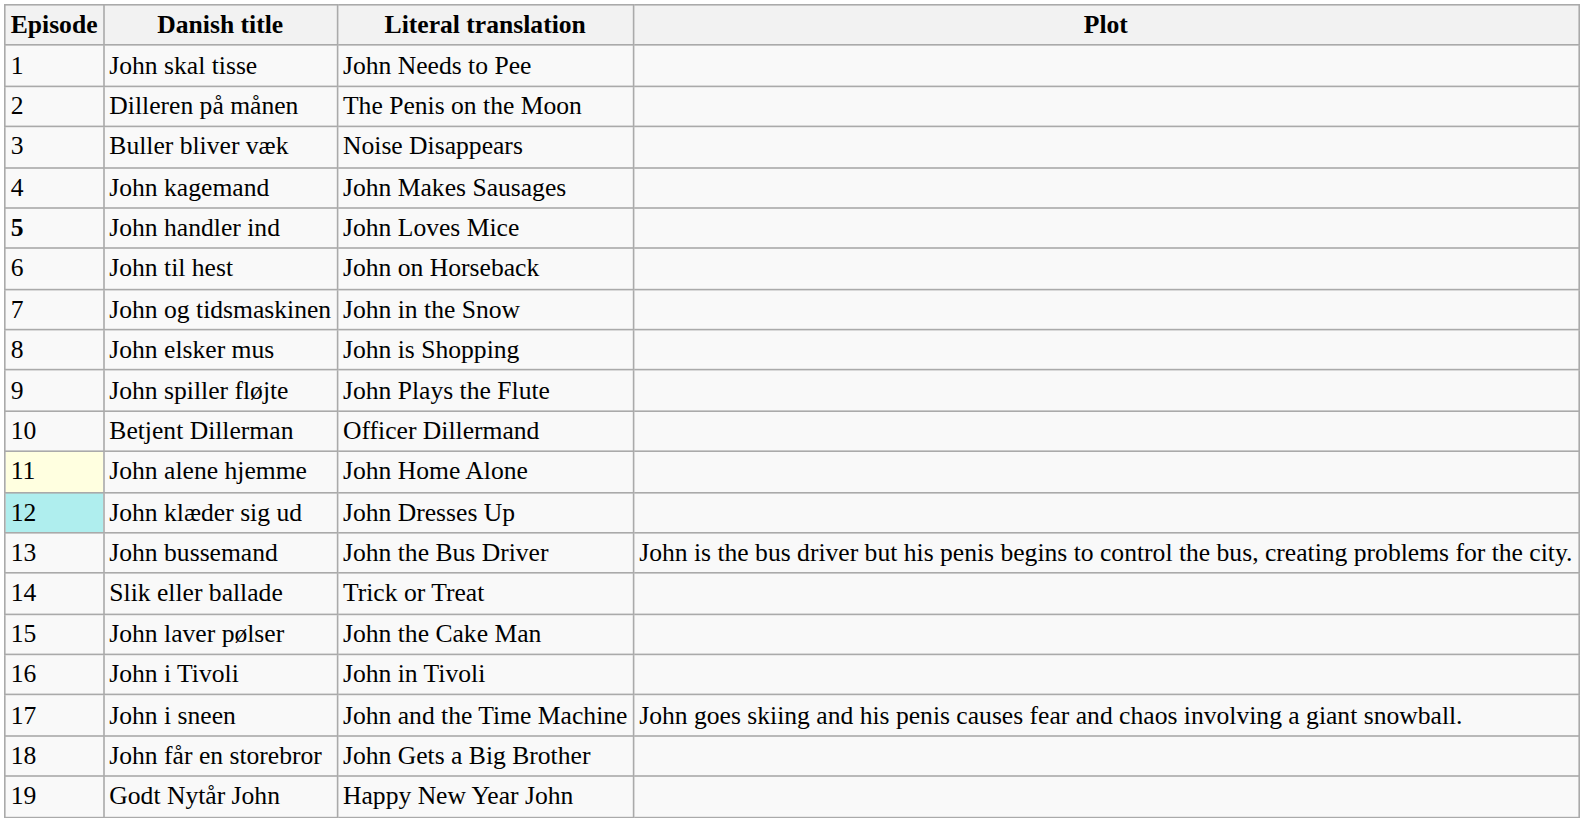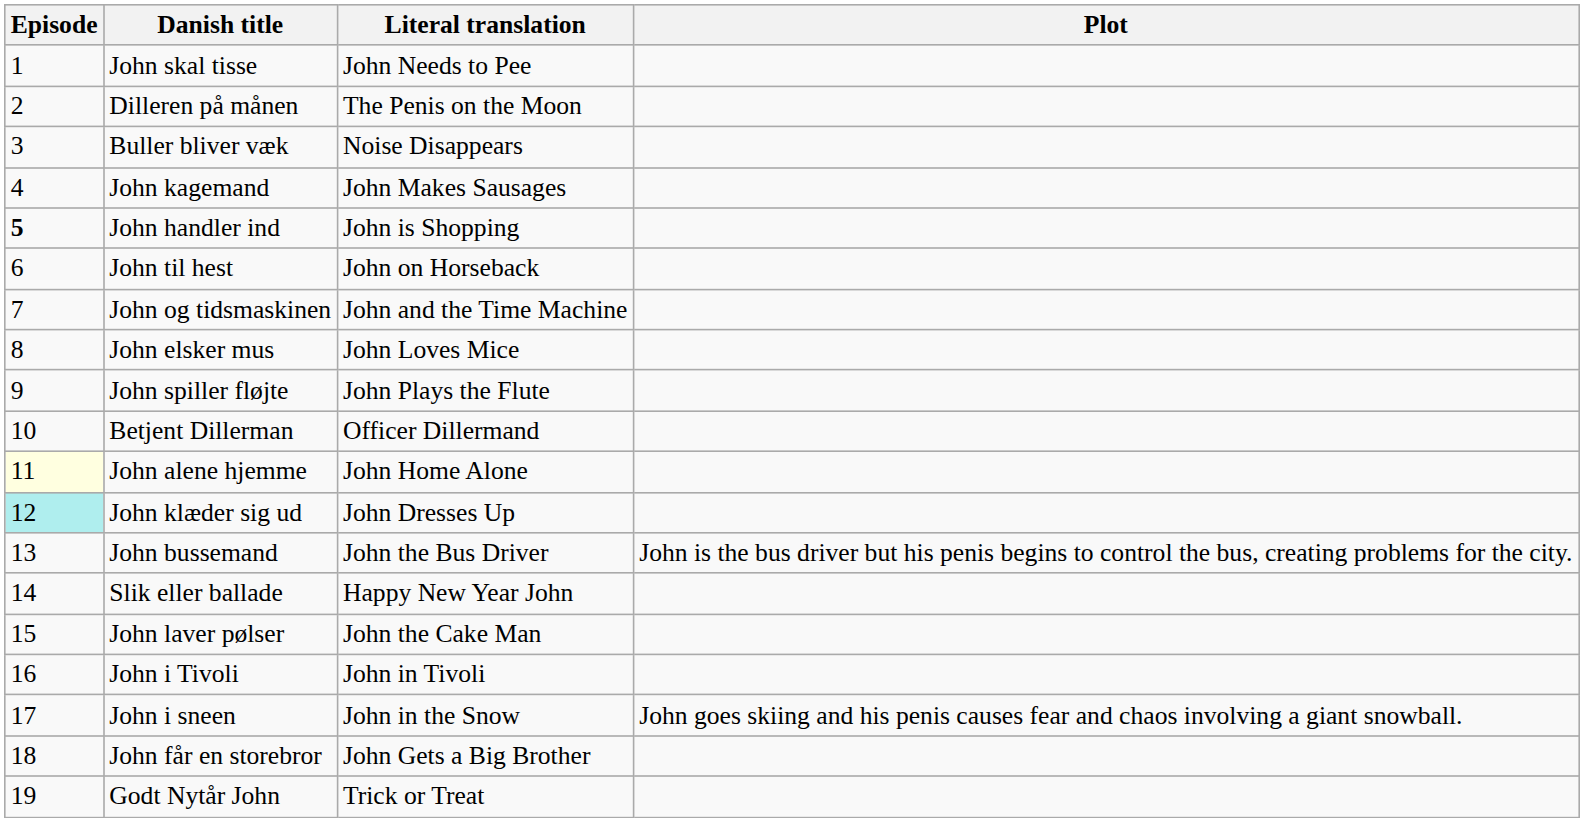(431, 227) John Loves Mice -> (431, 227) John is Shopping
(432, 308) John in the Snow -> (485, 308) John and the Time Machine
(431, 349) John is Shopping -> (431, 349) John Loves Mice
(414, 593) Trick or Treat -> (458, 593) Happy New Year John
(485, 715) John and the Time Machine -> (432, 715) John in the Snow
(458, 796) Happy New Year John -> (414, 796) Trick or Treat
